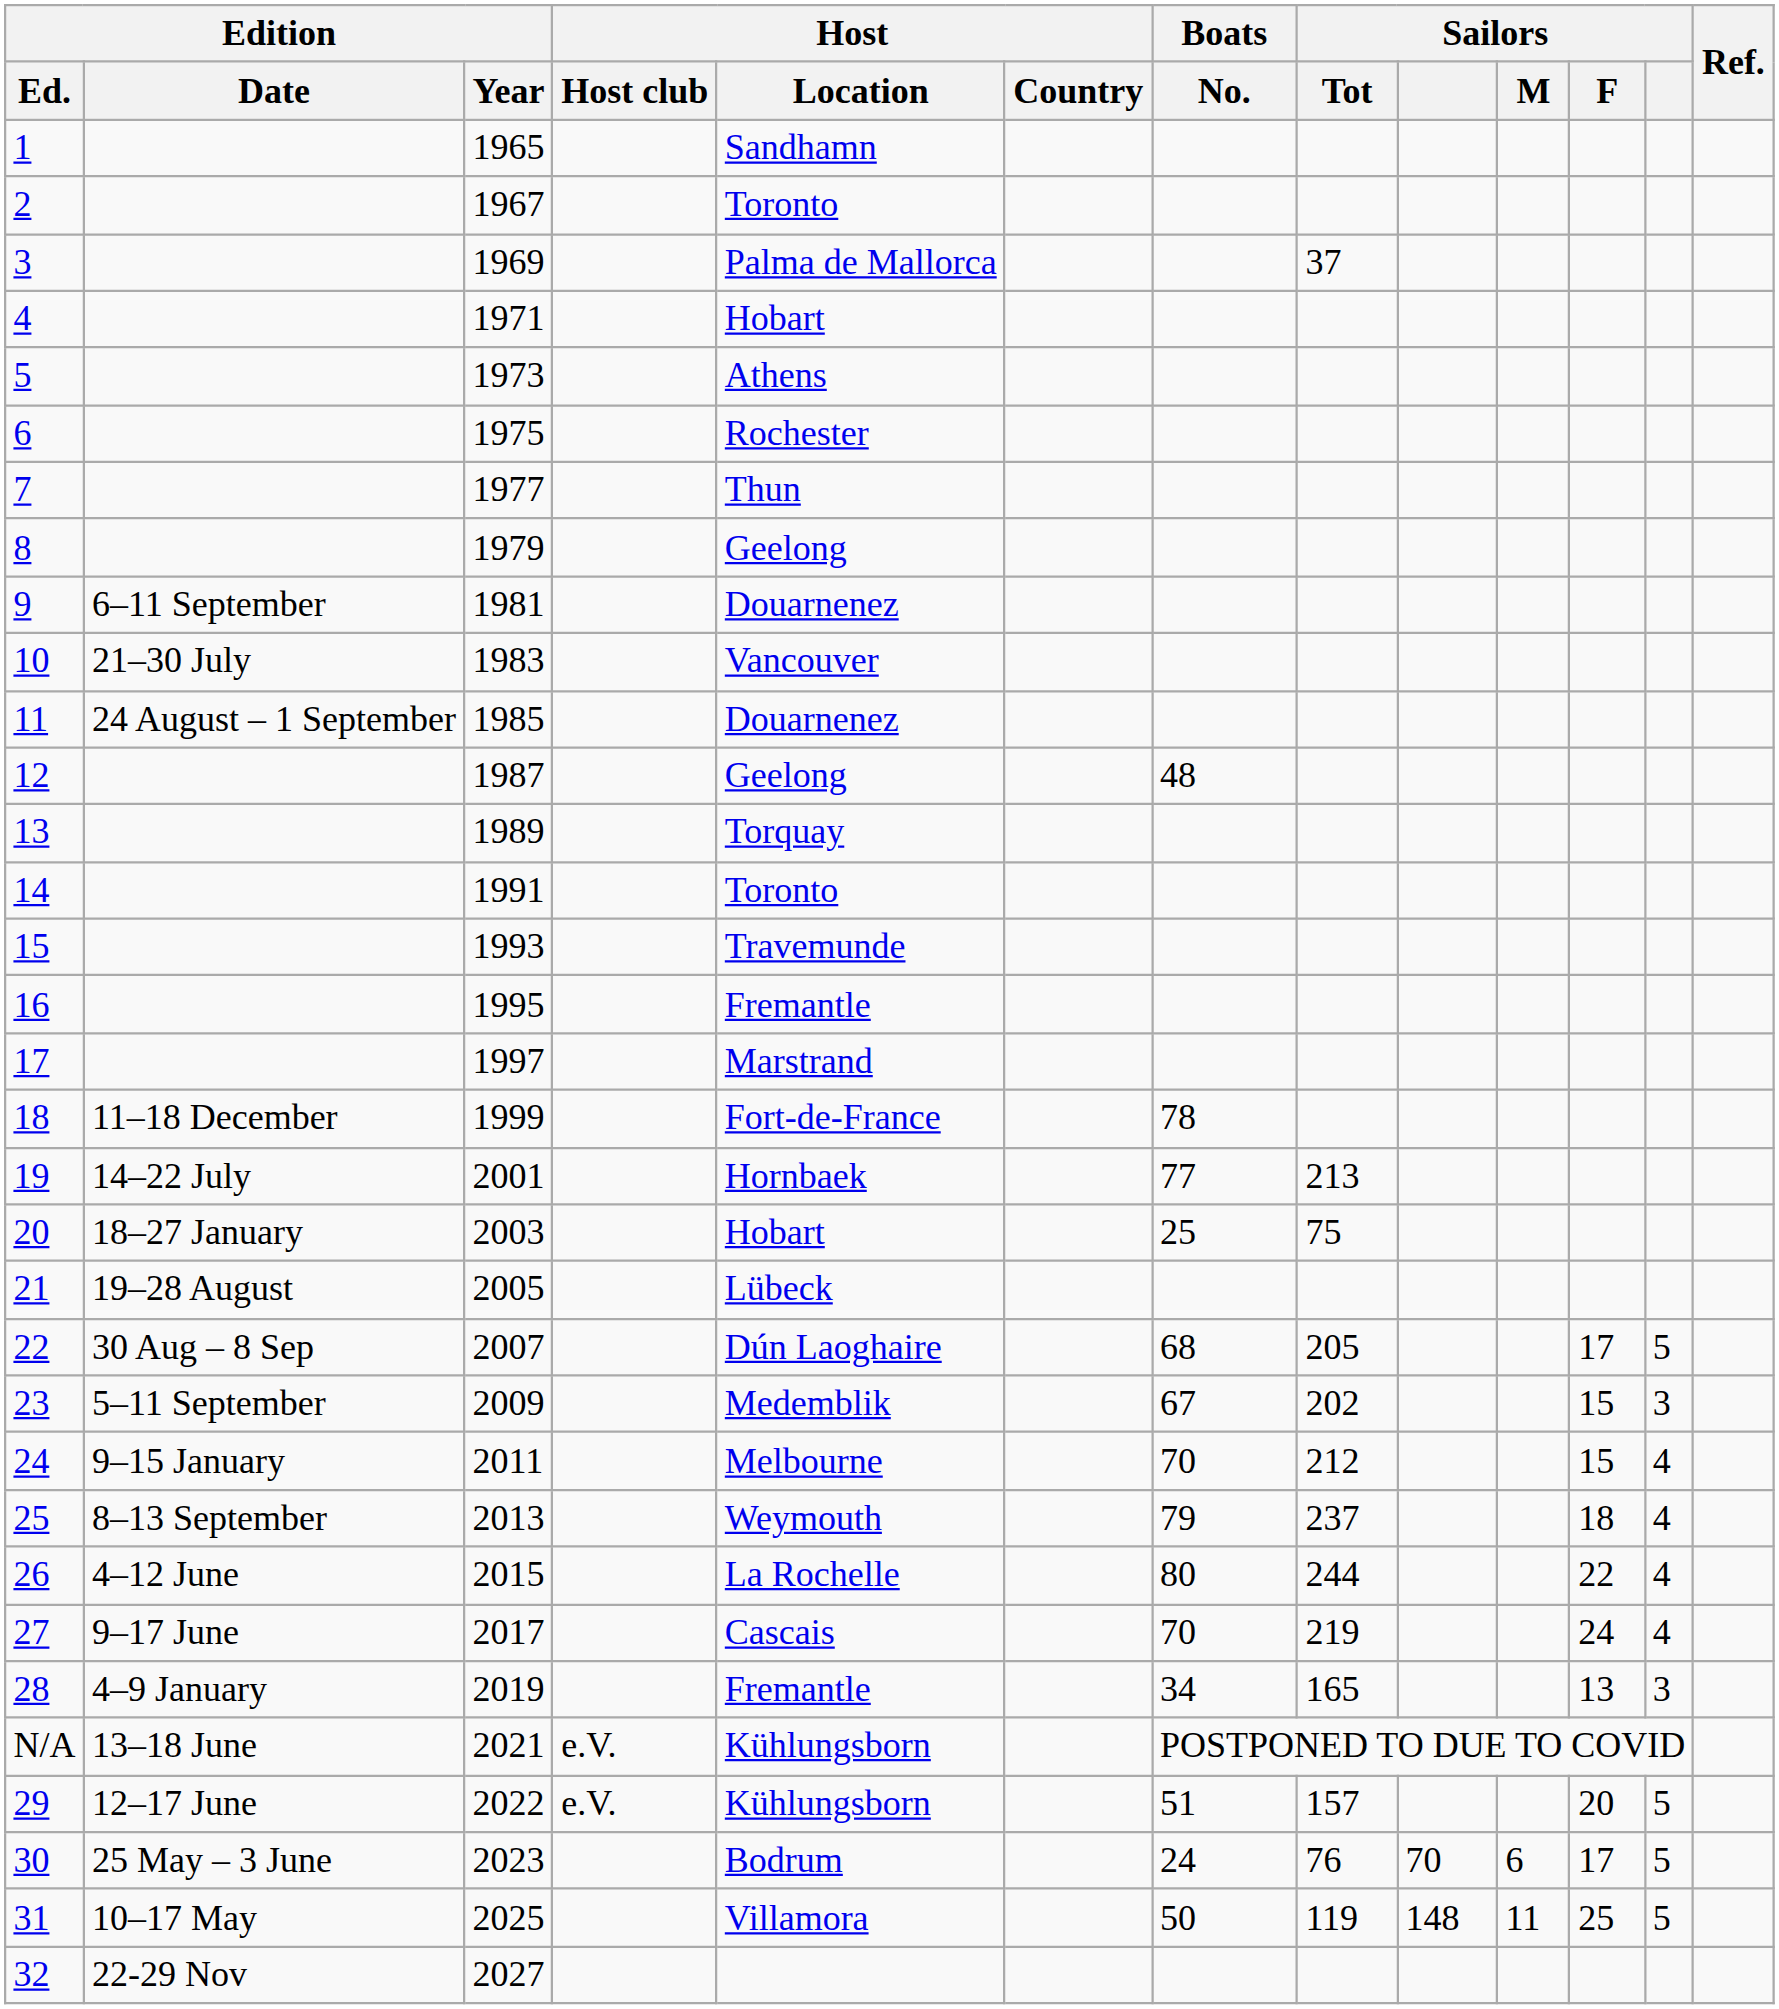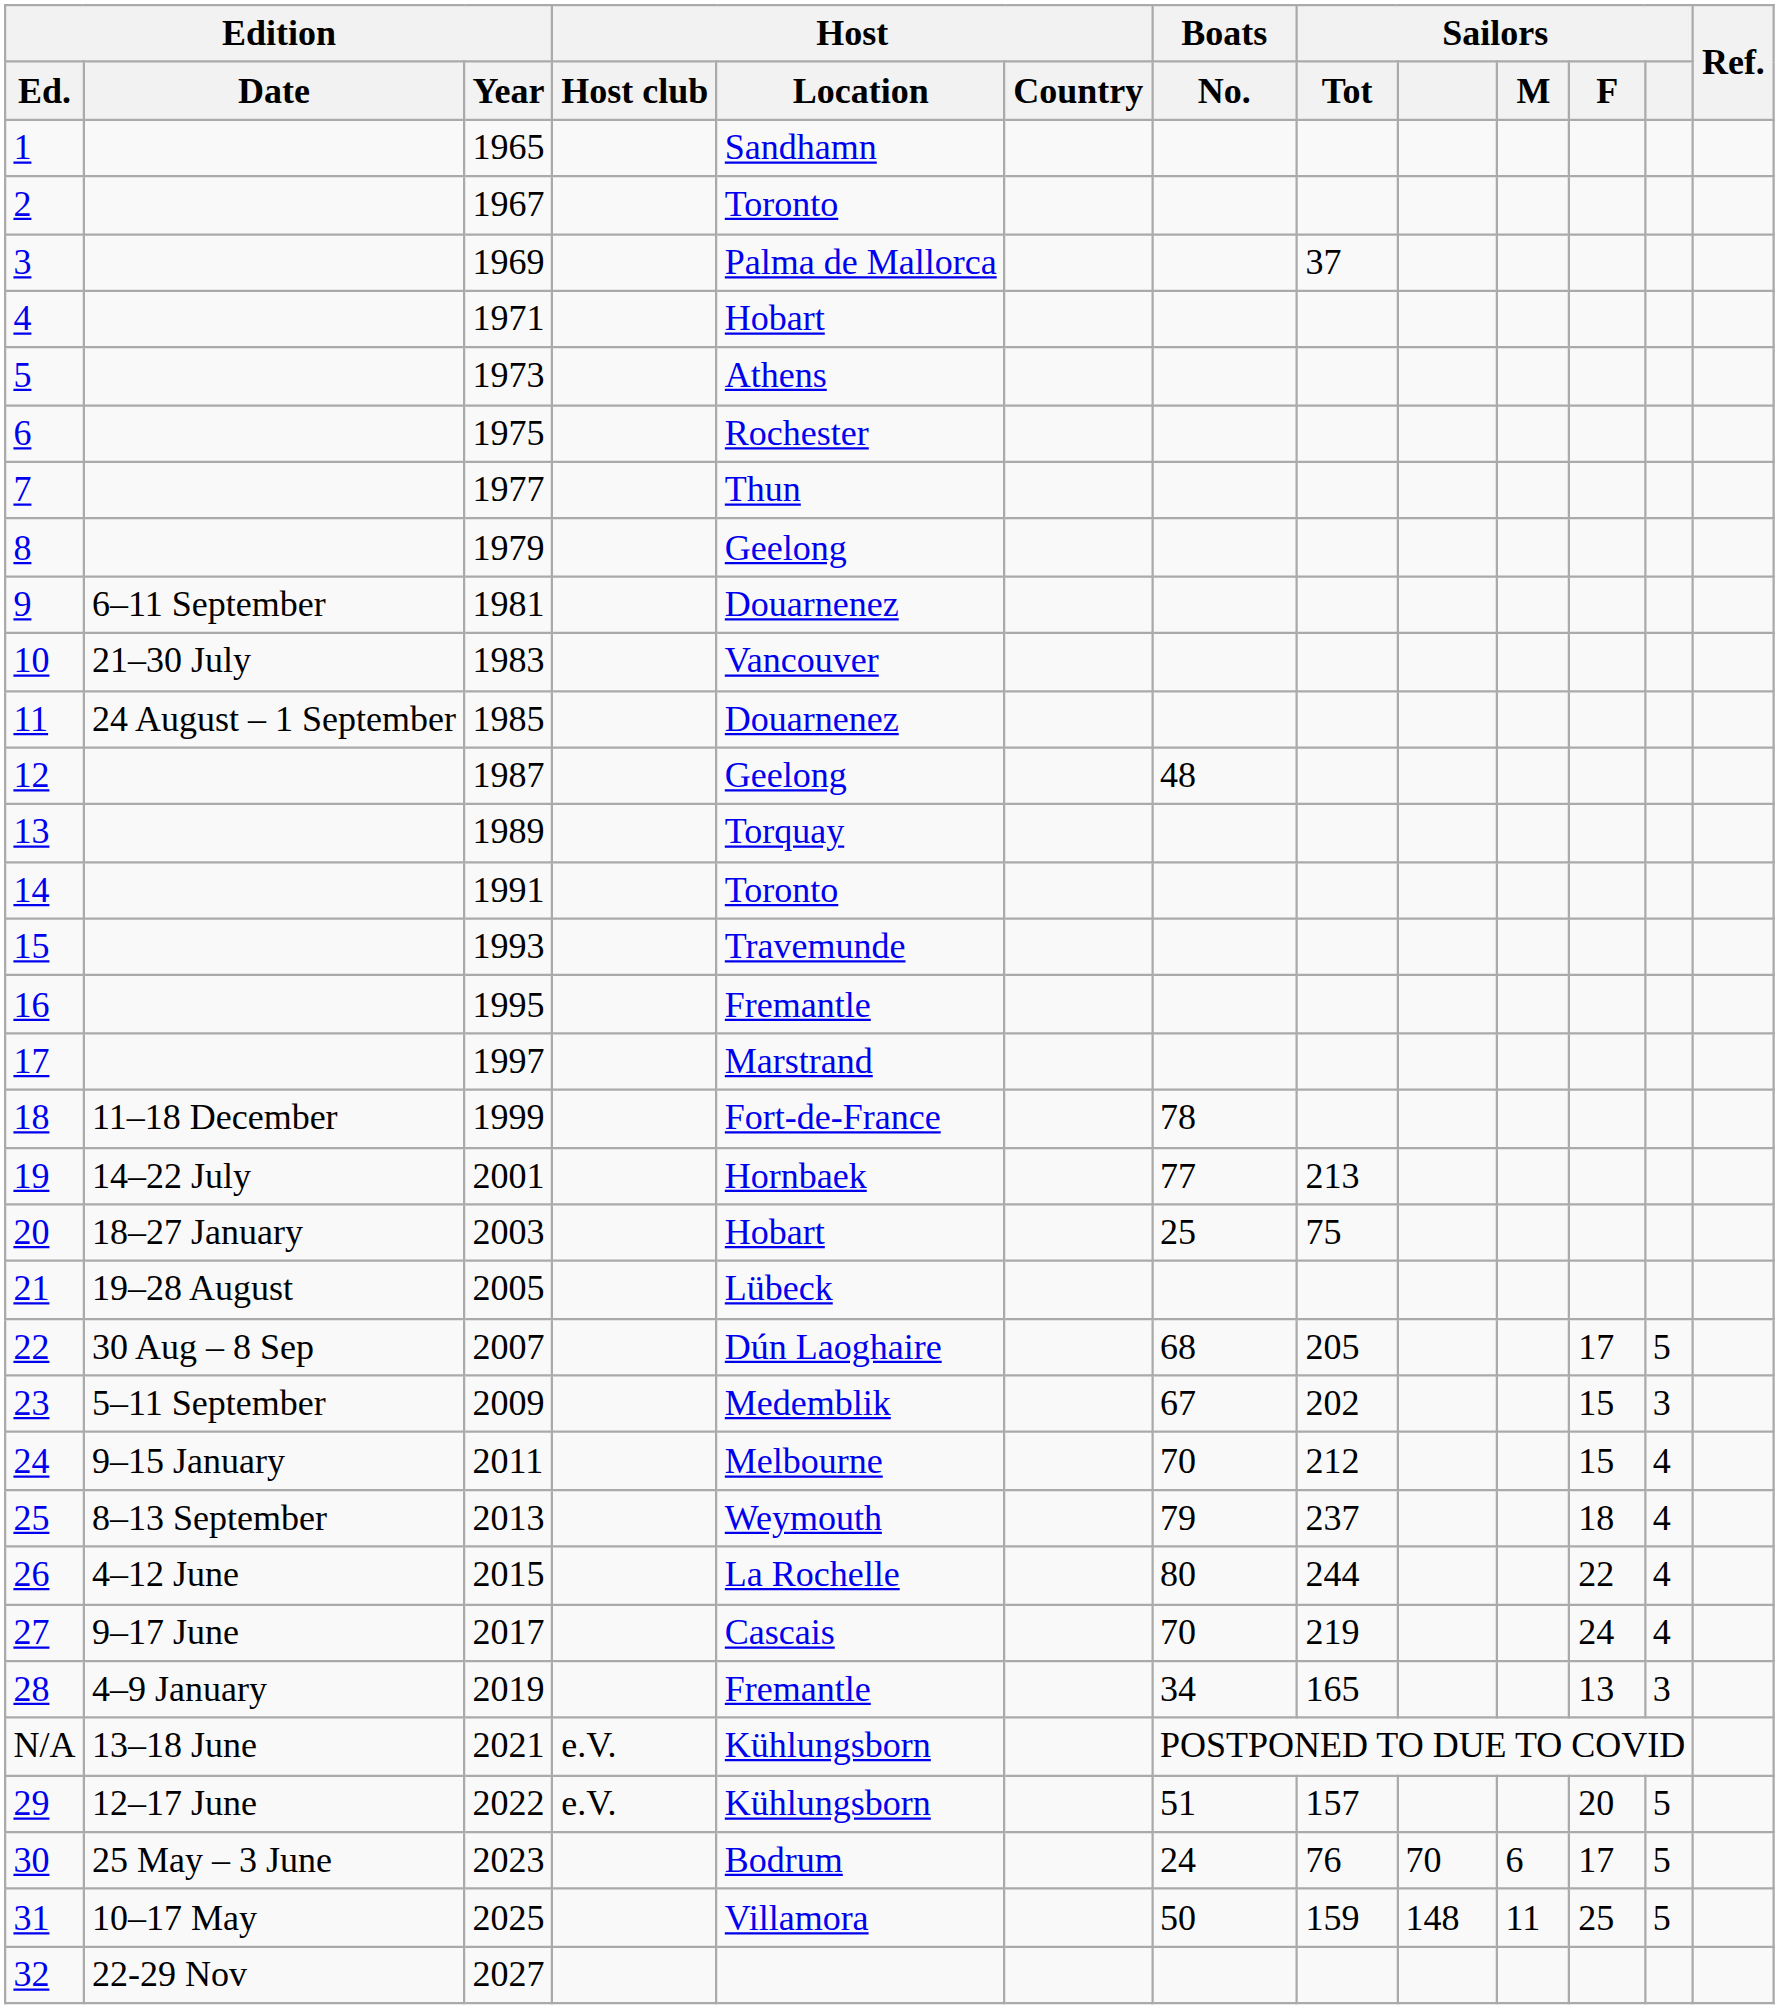(1332, 1917) 119 -> (1332, 1917) 159
